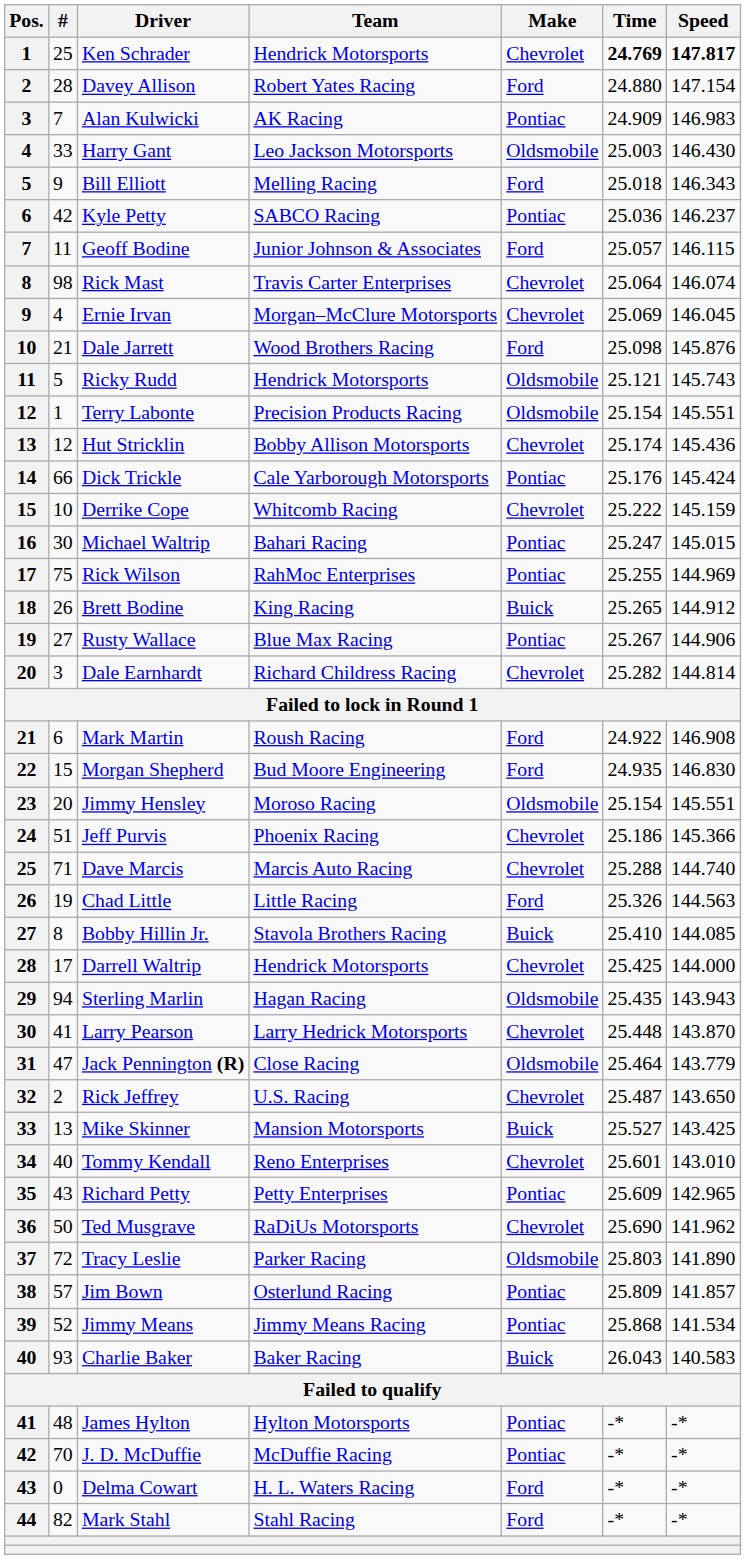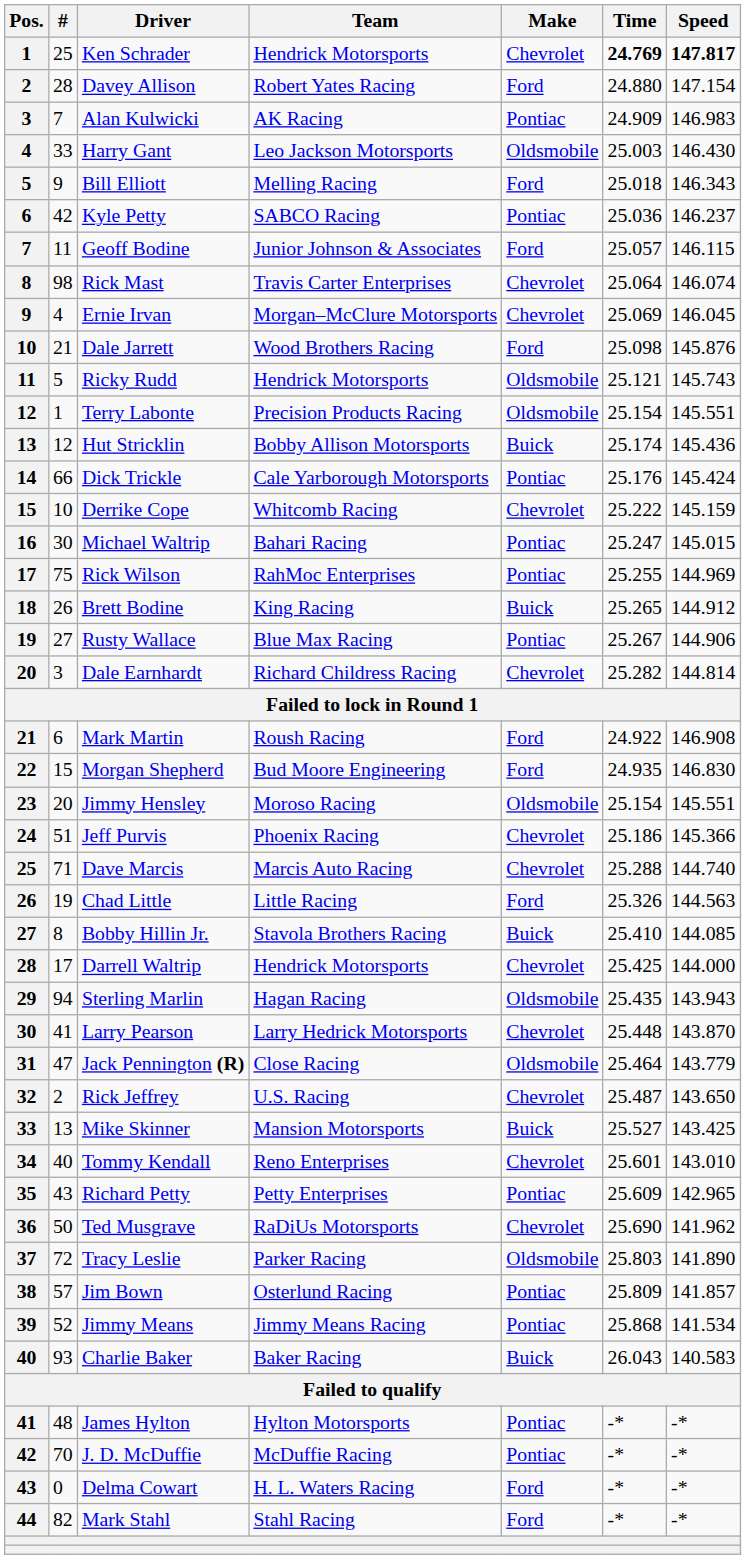(545, 444) Chevrolet -> (530, 444) Buick
